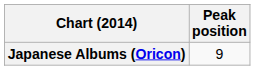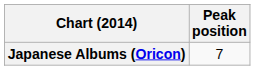(219, 53) 9 -> (219, 53) 7
